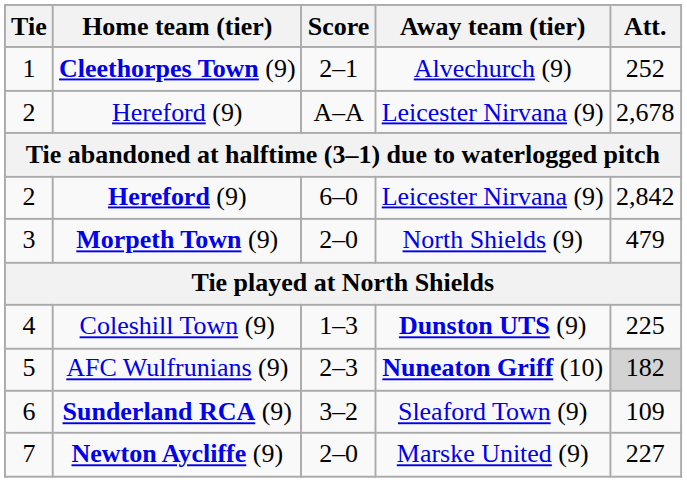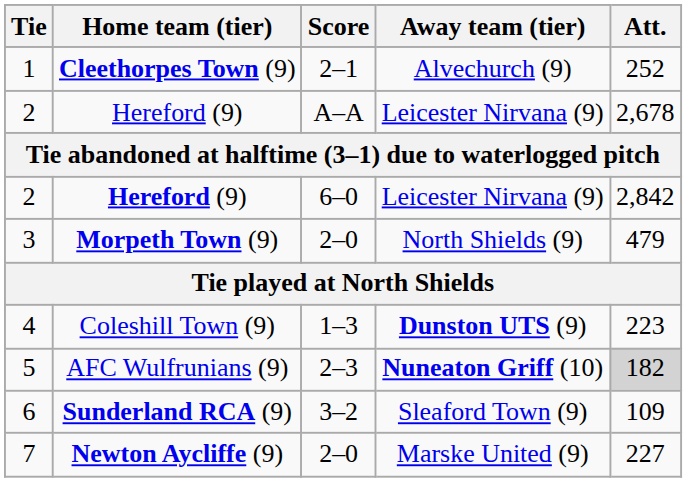(645, 325) 225 -> (645, 325) 223
